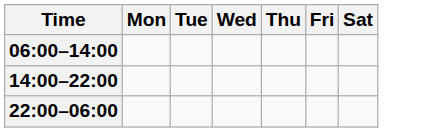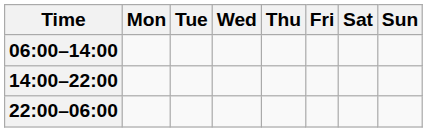+ column: (400, 19)
